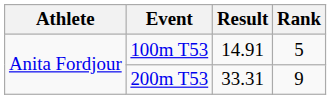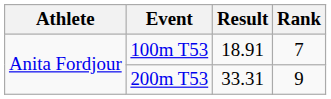(243, 49) 14.91 -> (243, 49) 18.91
(299, 49) 5 -> (299, 49) 7
